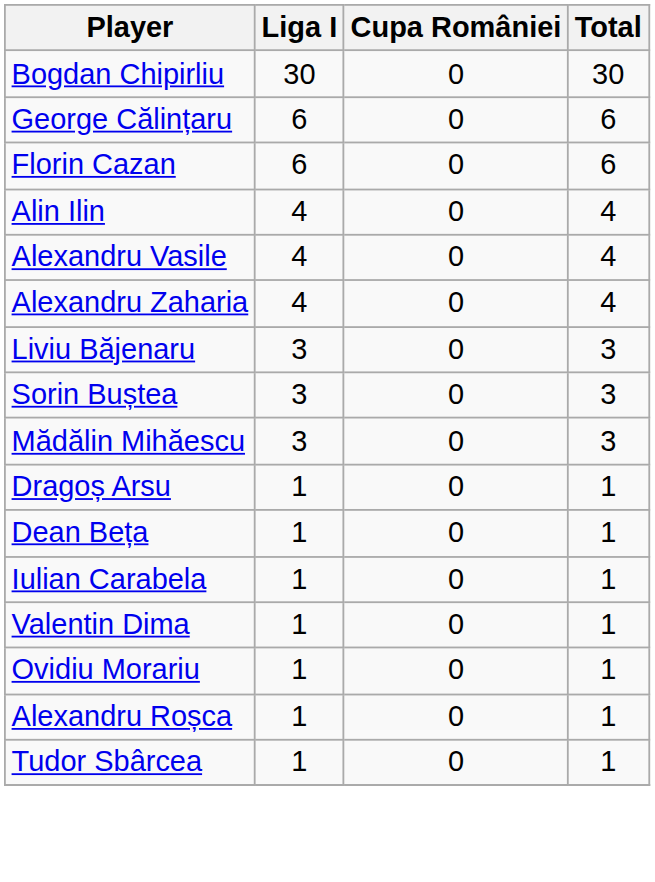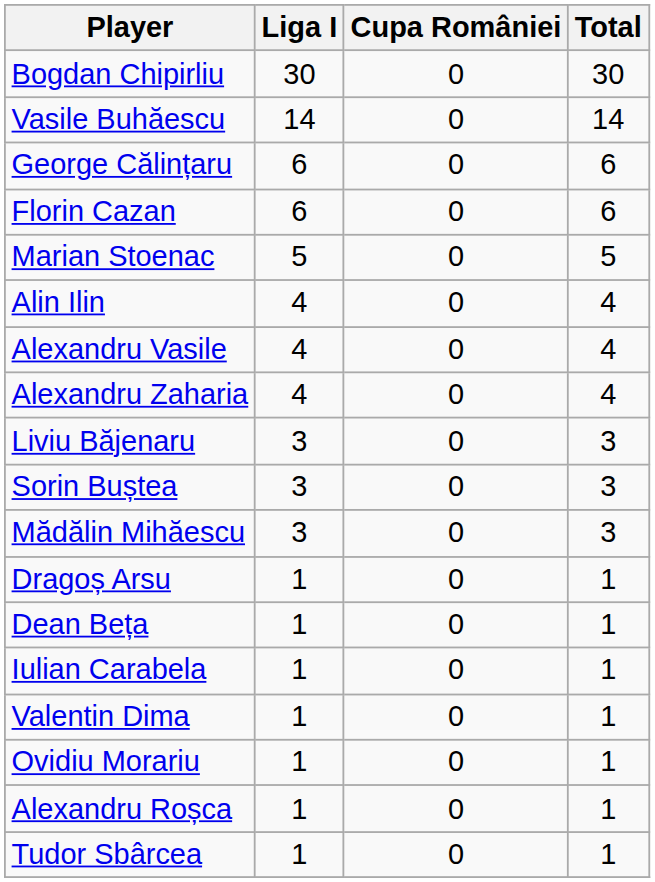+ row: (118, 119)
+ row: (113, 257)
